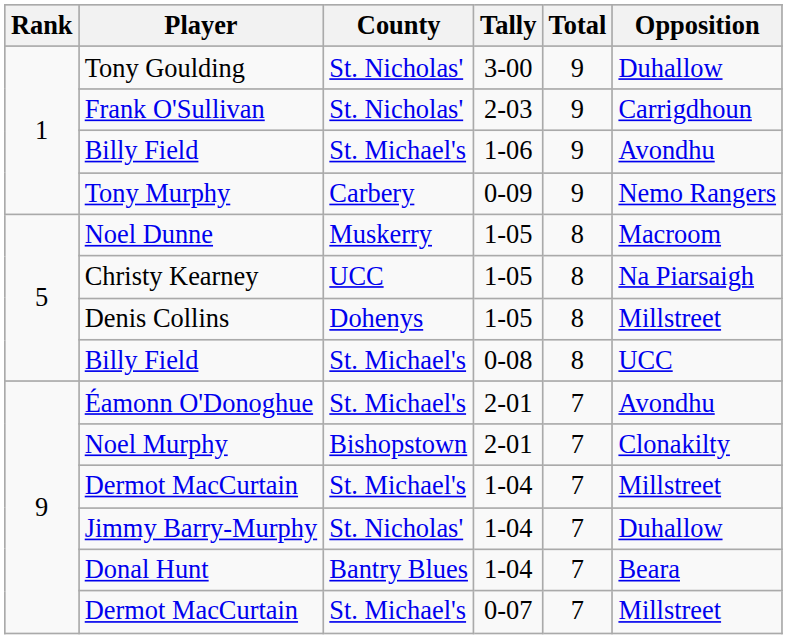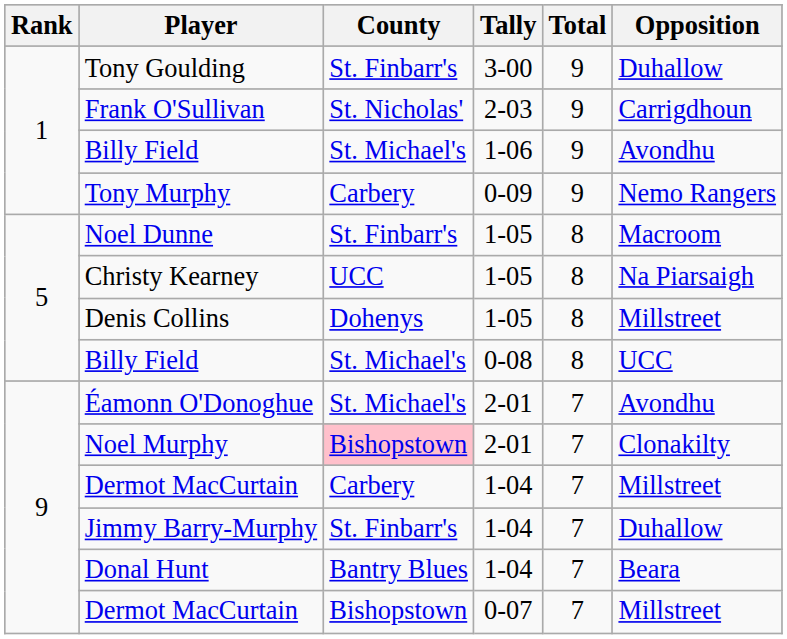(396, 67) St. Nicholas' -> (393, 67) St. Finbarr's
(381, 234) Muskerry -> (393, 234) St. Finbarr's
(398, 444) no background -> (398, 444) pink background
(398, 485) St. Michael's -> (372, 485) Carbery
(396, 527) St. Nicholas' -> (393, 527) St. Finbarr's
(398, 611) St. Michael's -> (398, 611) Bishopstown
